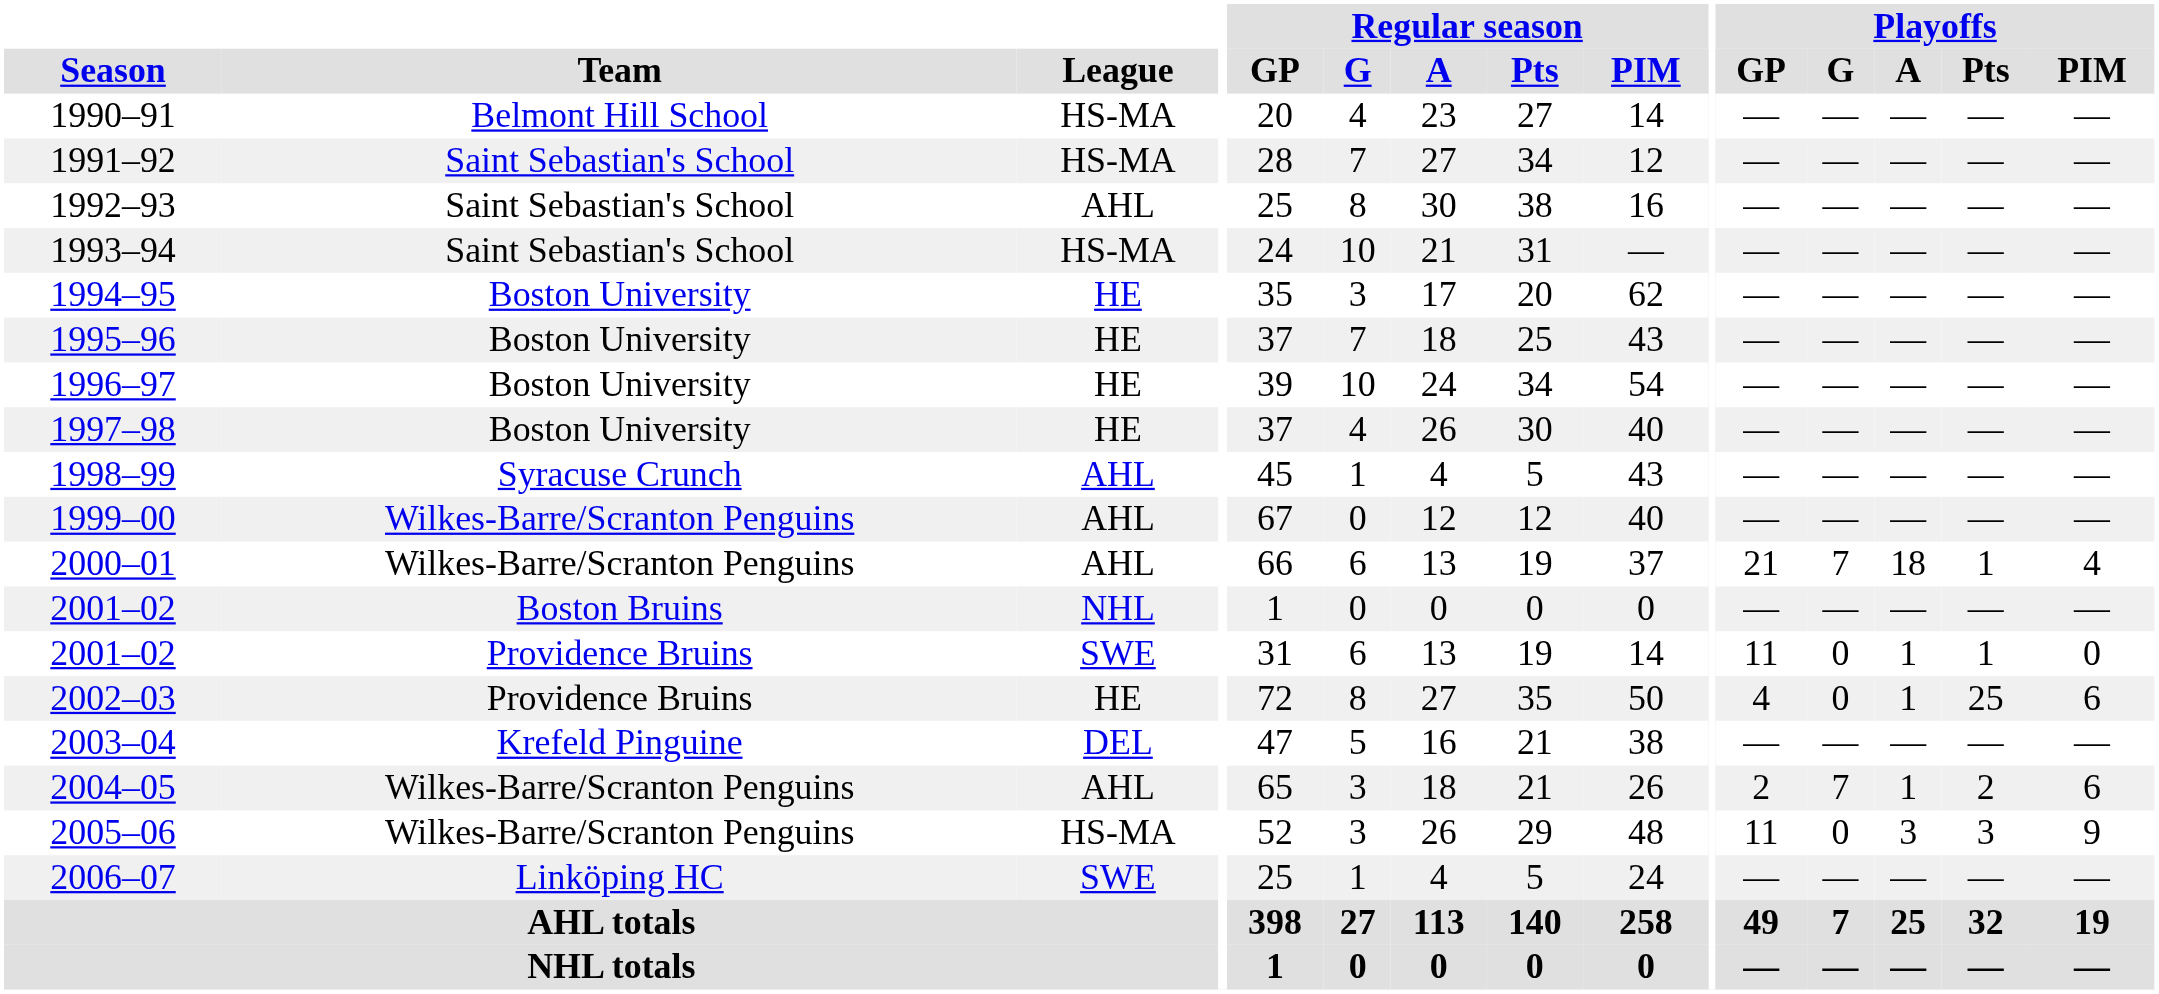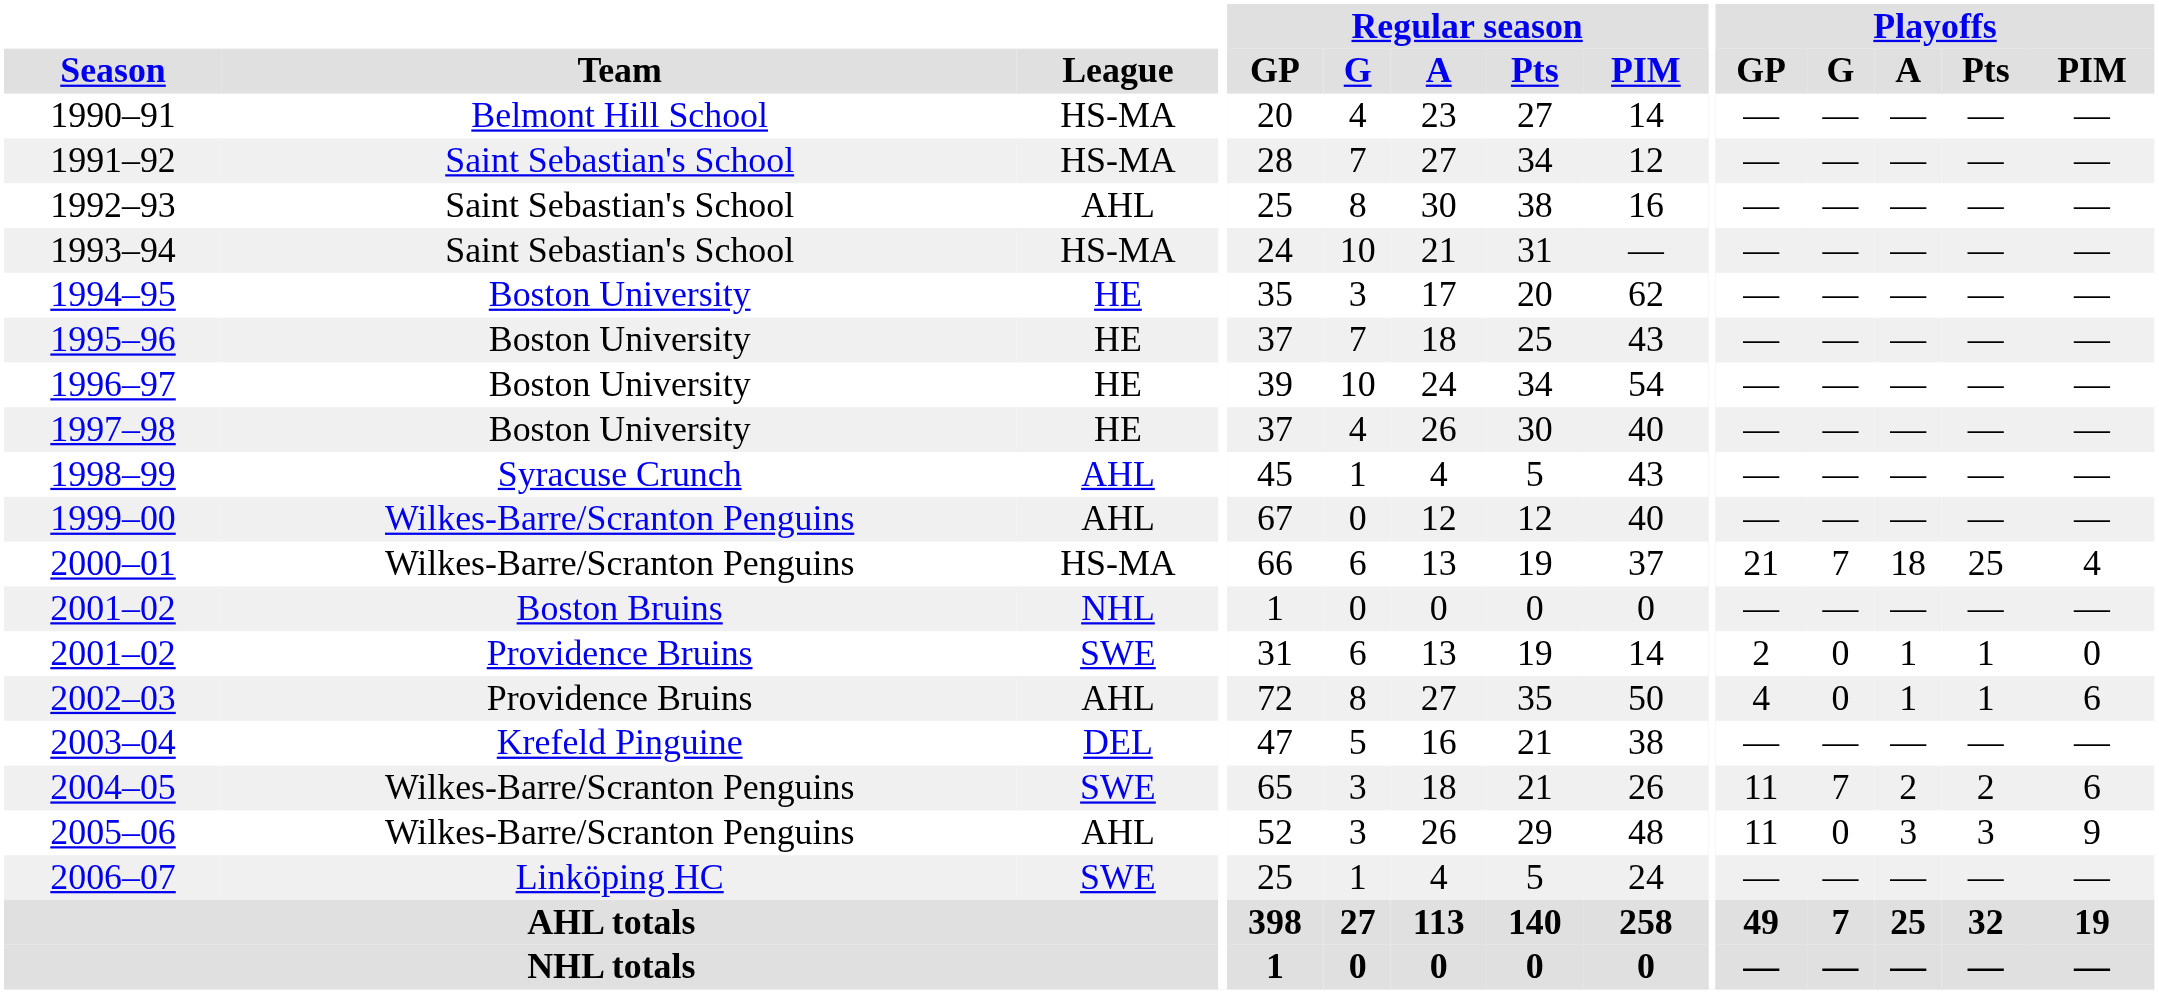(1118, 563) AHL -> (1118, 563) HS-MA
(1986, 563) 1 -> (1986, 563) 25
(1761, 652) 11 -> (1761, 652) 2
(1118, 697) HE -> (1118, 697) AHL
(1986, 697) 25 -> (1986, 697) 1
(1118, 787) AHL -> (1118, 787) SWE
(1761, 787) 2 -> (1761, 787) 11
(1908, 787) 1 -> (1908, 787) 2
(1118, 832) HS-MA -> (1118, 832) AHL
